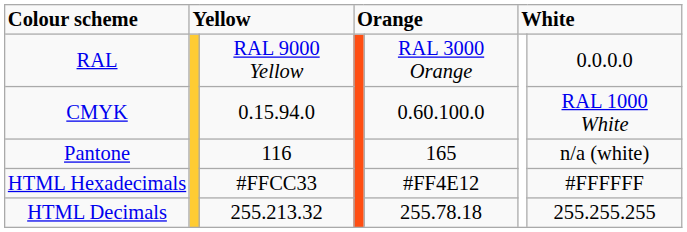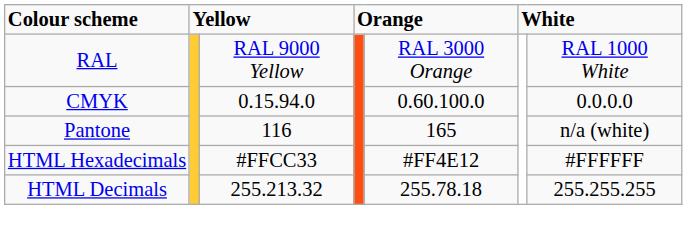(605, 60) 0.0.0.0 -> (605, 60) RAL 1000 White
(605, 112) RAL 1000 White -> (605, 101) 0.0.0.0
